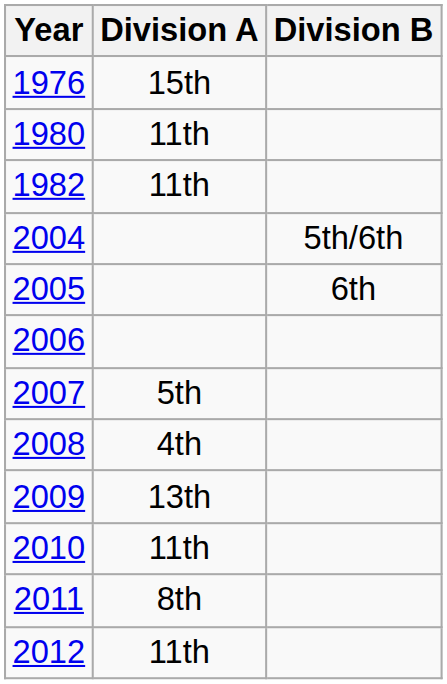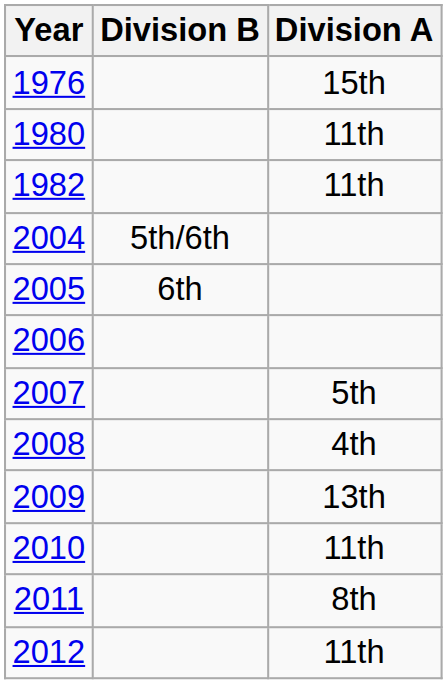columns swapped: (179, 30) <-> (353, 30)
